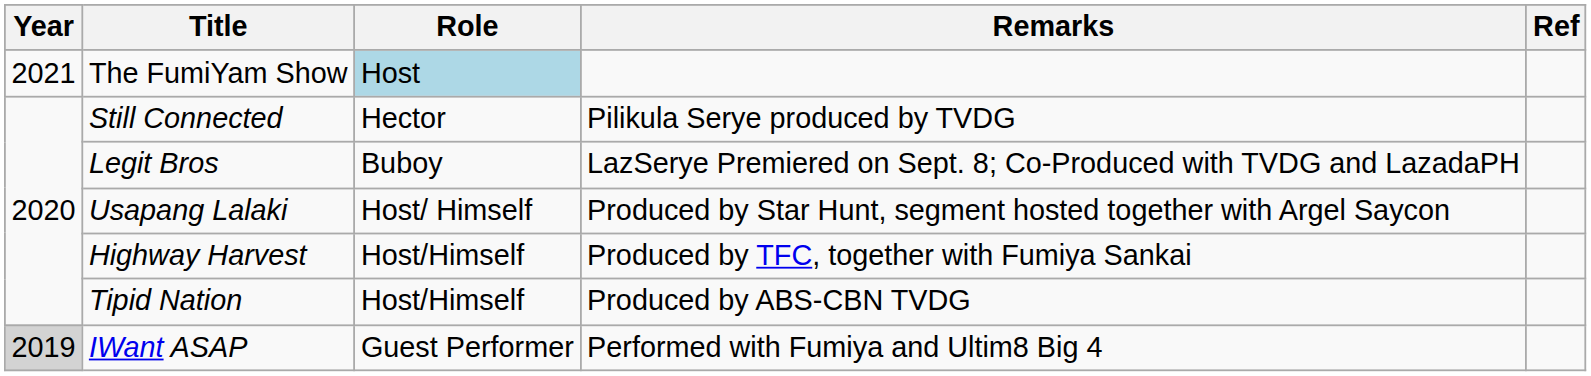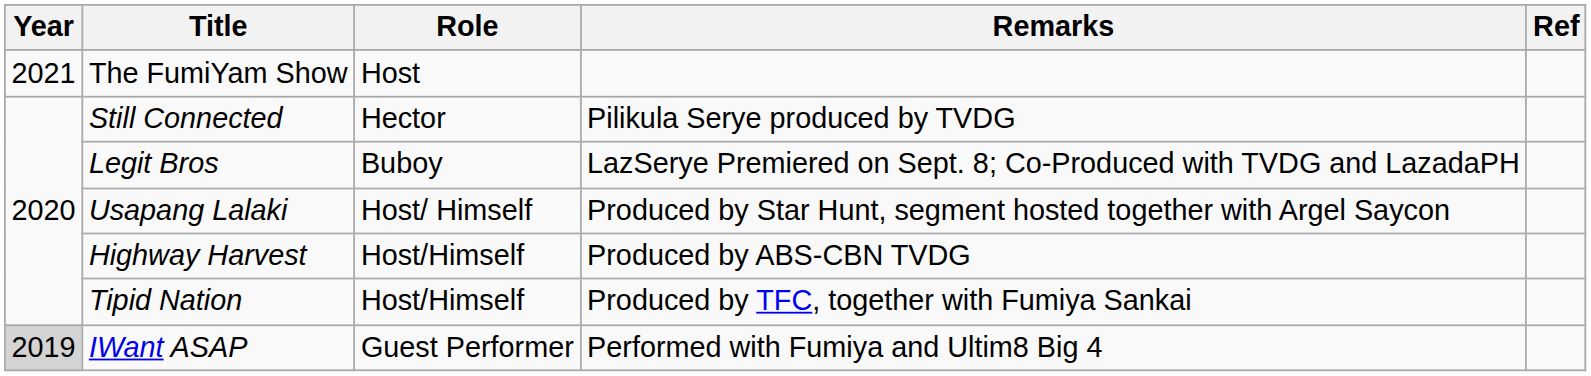(391, 73) lightblue background -> (391, 73) no background
(889, 255) Produced by TFC, together with Fumiya Sankai -> (779, 255) Produced by ABS-CBN TVDG
(779, 301) Produced by ABS-CBN TVDG -> (889, 301) Produced by TFC, together with Fumiya Sankai
